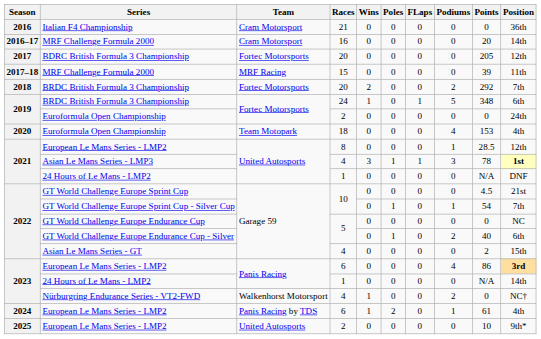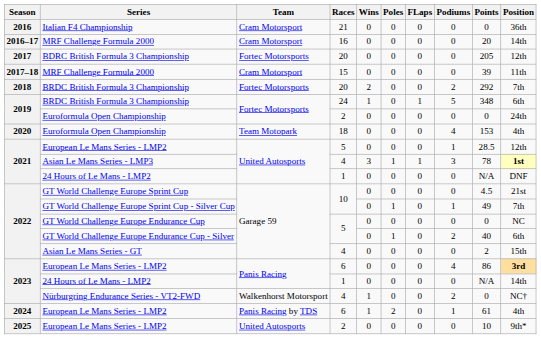(263, 72) MRF Racing -> (271, 72) Cram Motorsport
(343, 147) 8 -> (343, 147) 5
(487, 206) 54 -> (487, 206) 49
